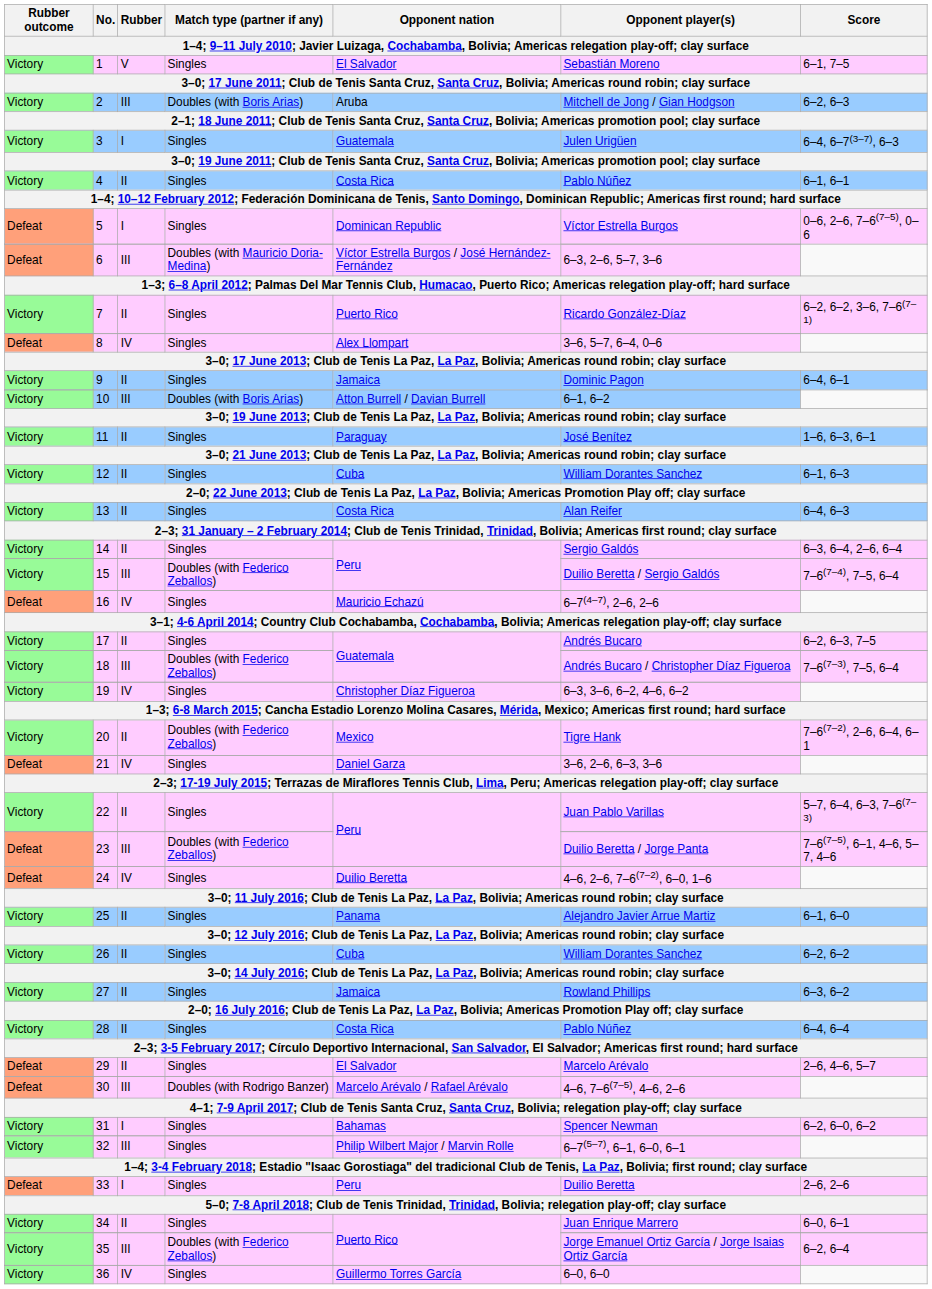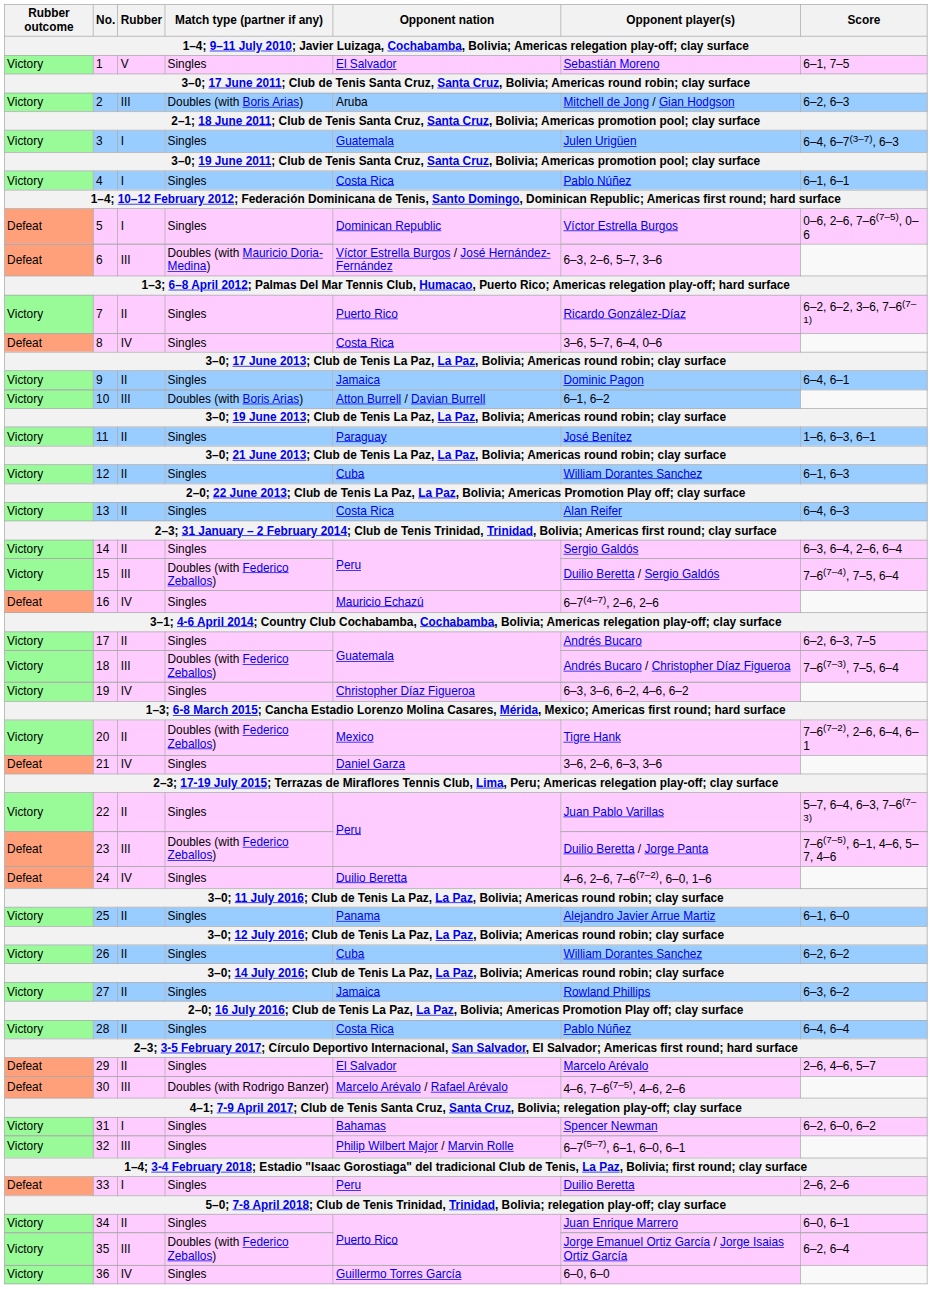(124, 180) II -> (122, 180) I
(372, 342) Alex Llompart -> (365, 342) Costa Rica
